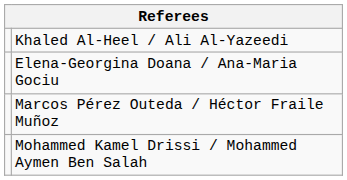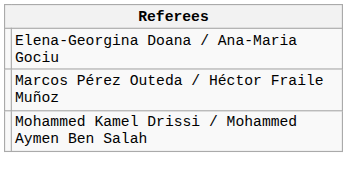- row: (152, 40)
